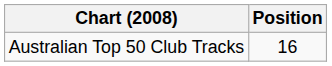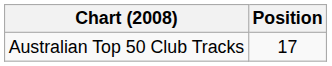(287, 46) 16 -> (287, 46) 17
